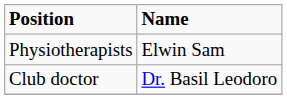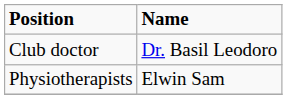rows swapped: (71, 49) <-> (54, 79)
